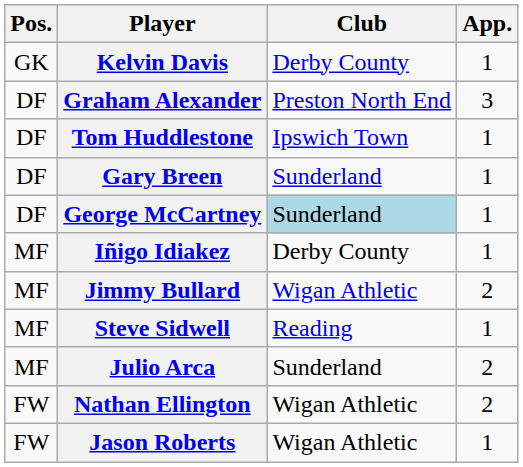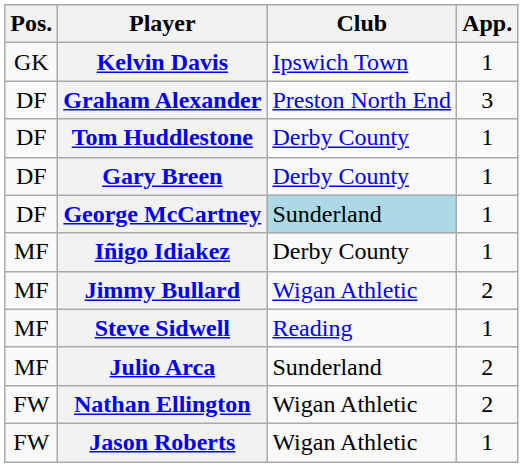(341, 61) Derby County -> (340, 61) Ipswich Town
(340, 137) Ipswich Town -> (341, 137) Derby County
(327, 175) Sunderland -> (341, 175) Derby County
